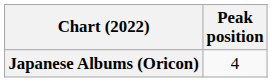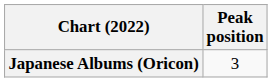(235, 63) 4 -> (235, 63) 3
